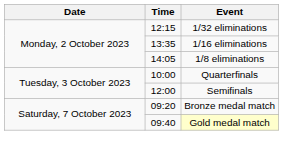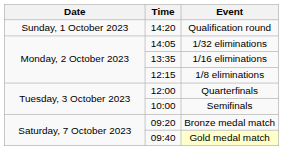+ row: (230, 28)
(163, 28) 12:15 -> (163, 43) 14:05
(163, 59) 14:05 -> (163, 75) 12:15
(163, 75) 10:00 -> (163, 91) 12:00
(163, 91) 12:00 -> (163, 106) 10:00
